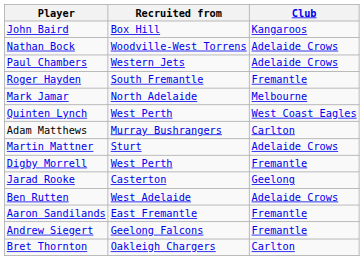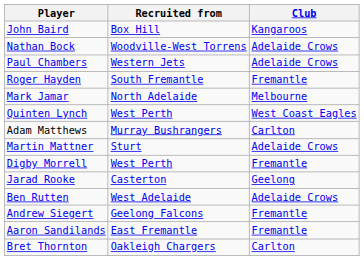rows swapped: (56, 214) <-> (50, 230)
